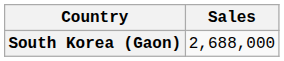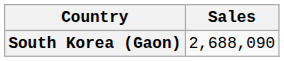(232, 44) 2,688,000 -> (232, 44) 2,688,090
